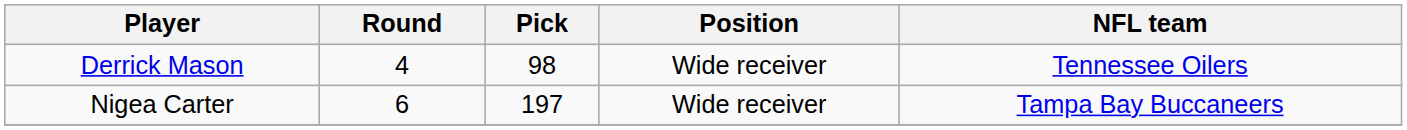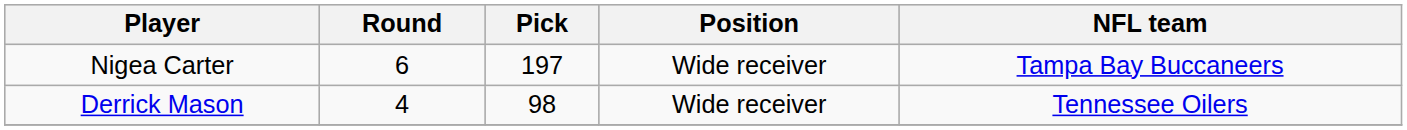rows swapped: (162, 64) <-> (162, 104)
